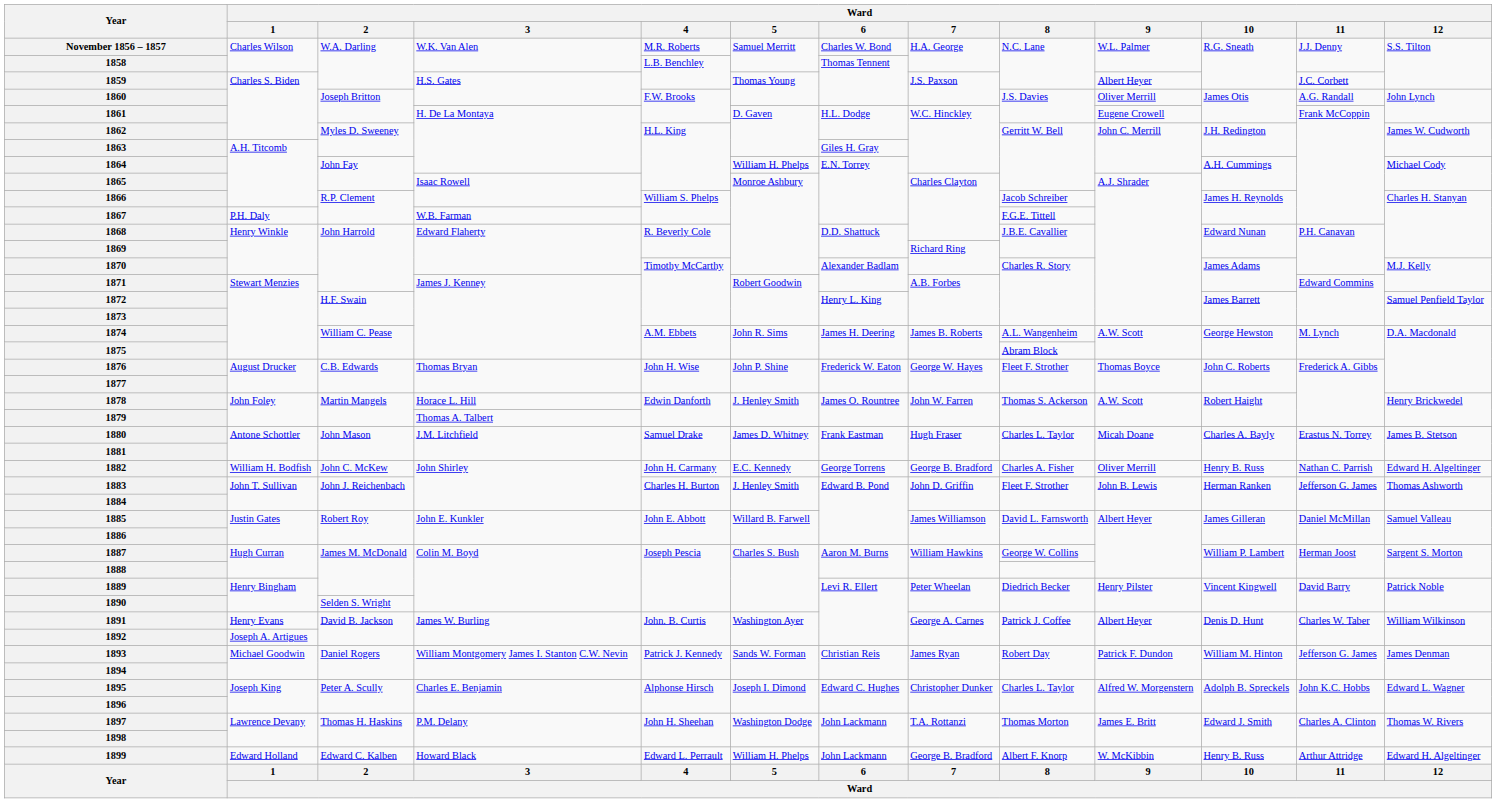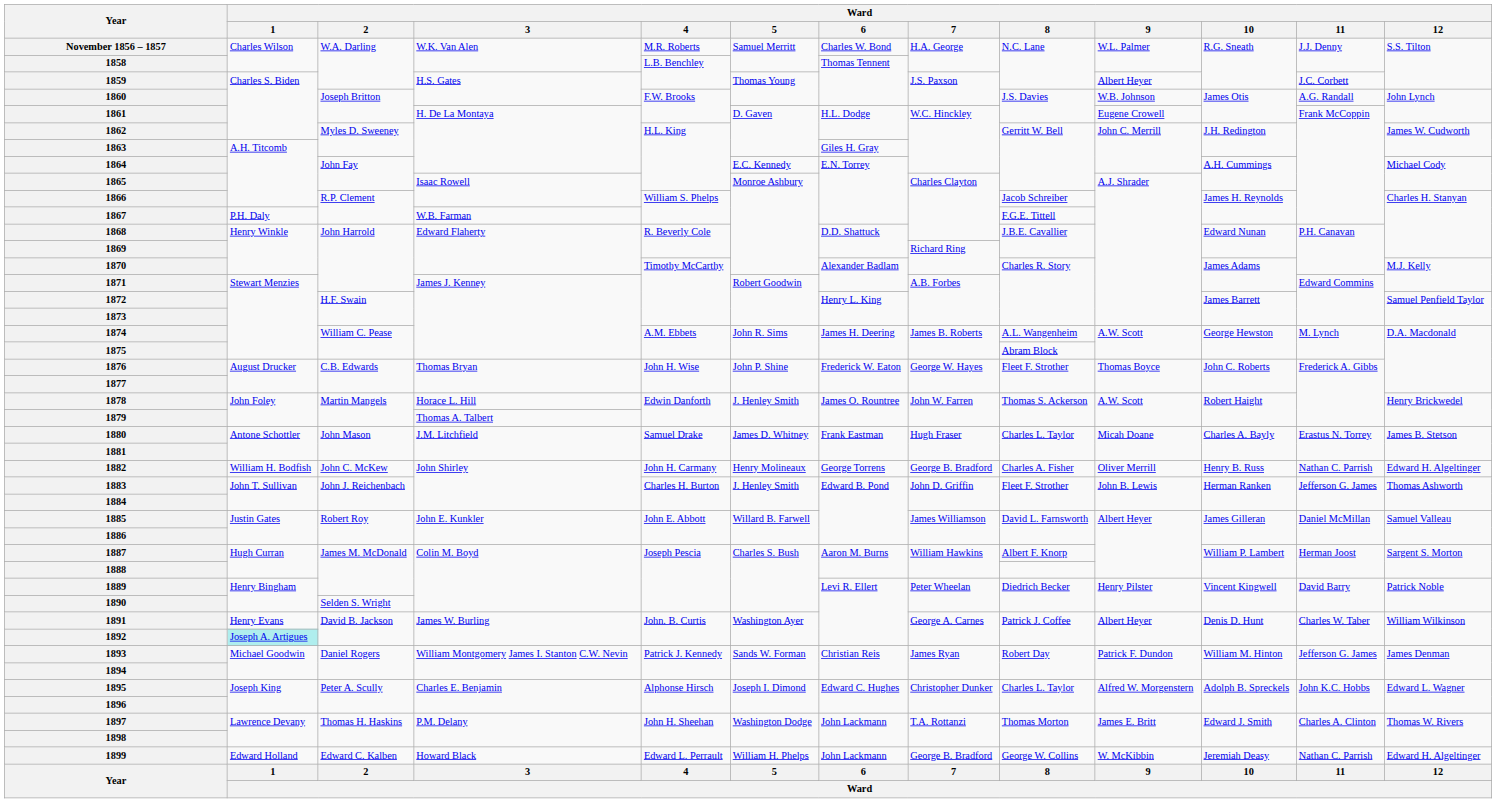(1127, 97) Oliver Merrill -> (1126, 97) W.B. Johnson
(771, 164) William H. Phelps -> (762, 164) E.C. Kennedy
(762, 468) E.C. Kennedy -> (769, 468) Henry Molineaux
(1040, 552) George W. Collins -> (1035, 552) Albert F. Knorp
(269, 637) no background -> (269, 637) paleturquoise background
(1035, 755) Albert F. Knorp -> (1040, 755) George W. Collins
(1234, 755) Henry B. Russ -> (1236, 755) Jeremiah Deasy
(1331, 755) Arthur Attridge -> (1336, 755) Nathan C. Parrish
